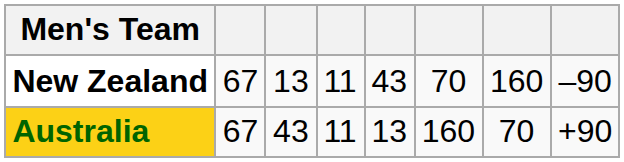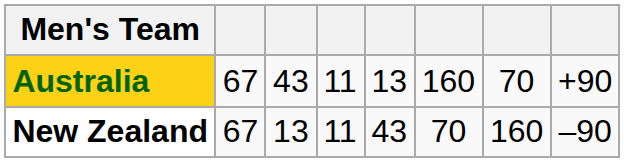rows swapped: (81, 131) <-> (110, 80)
